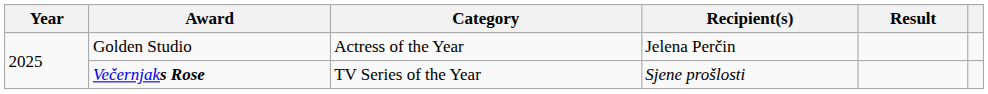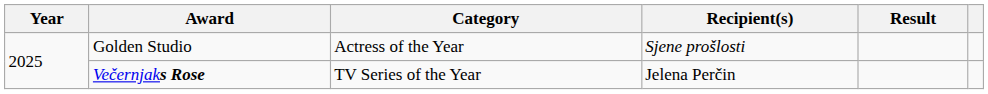(690, 46) Jelena Perčin -> (695, 46) Sjene prošlosti
(695, 74) Sjene prošlosti -> (690, 74) Jelena Perčin
